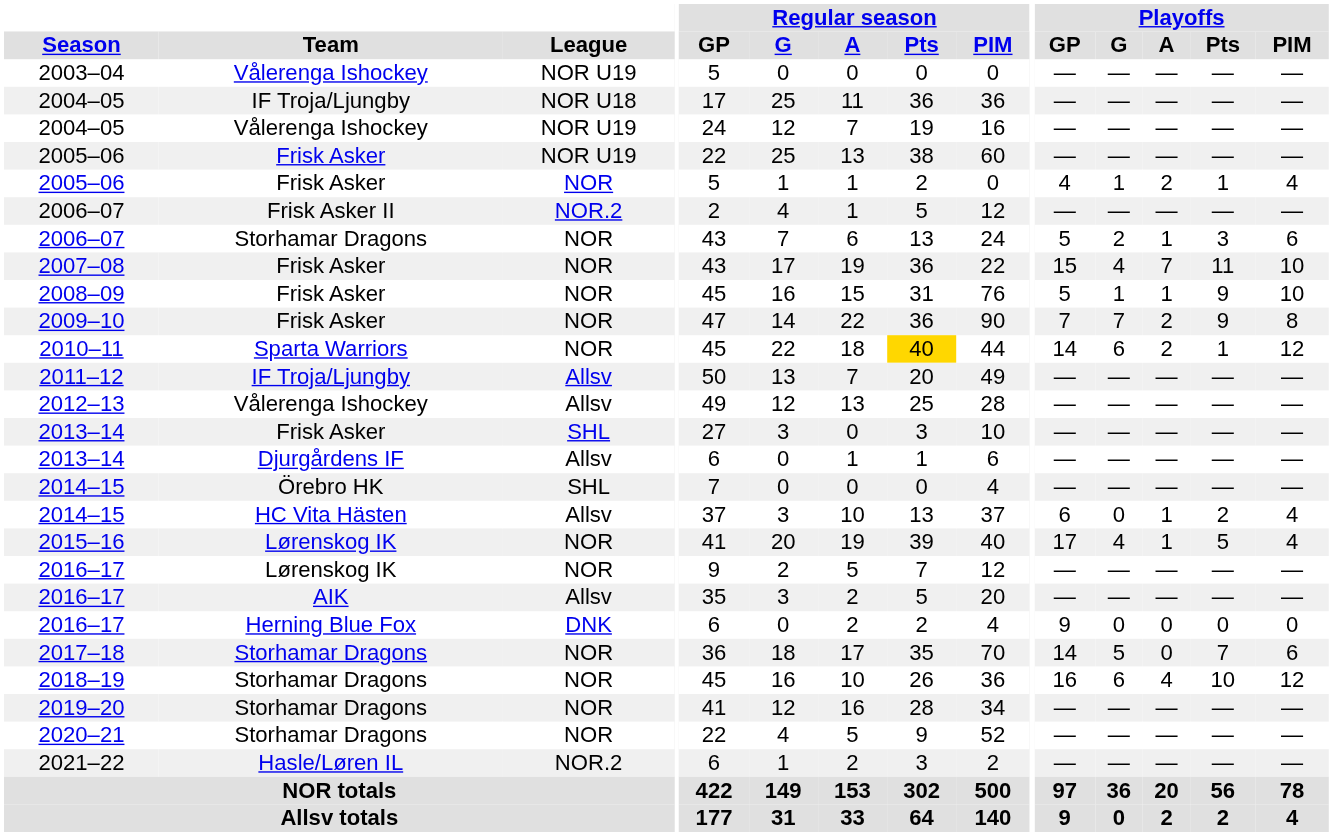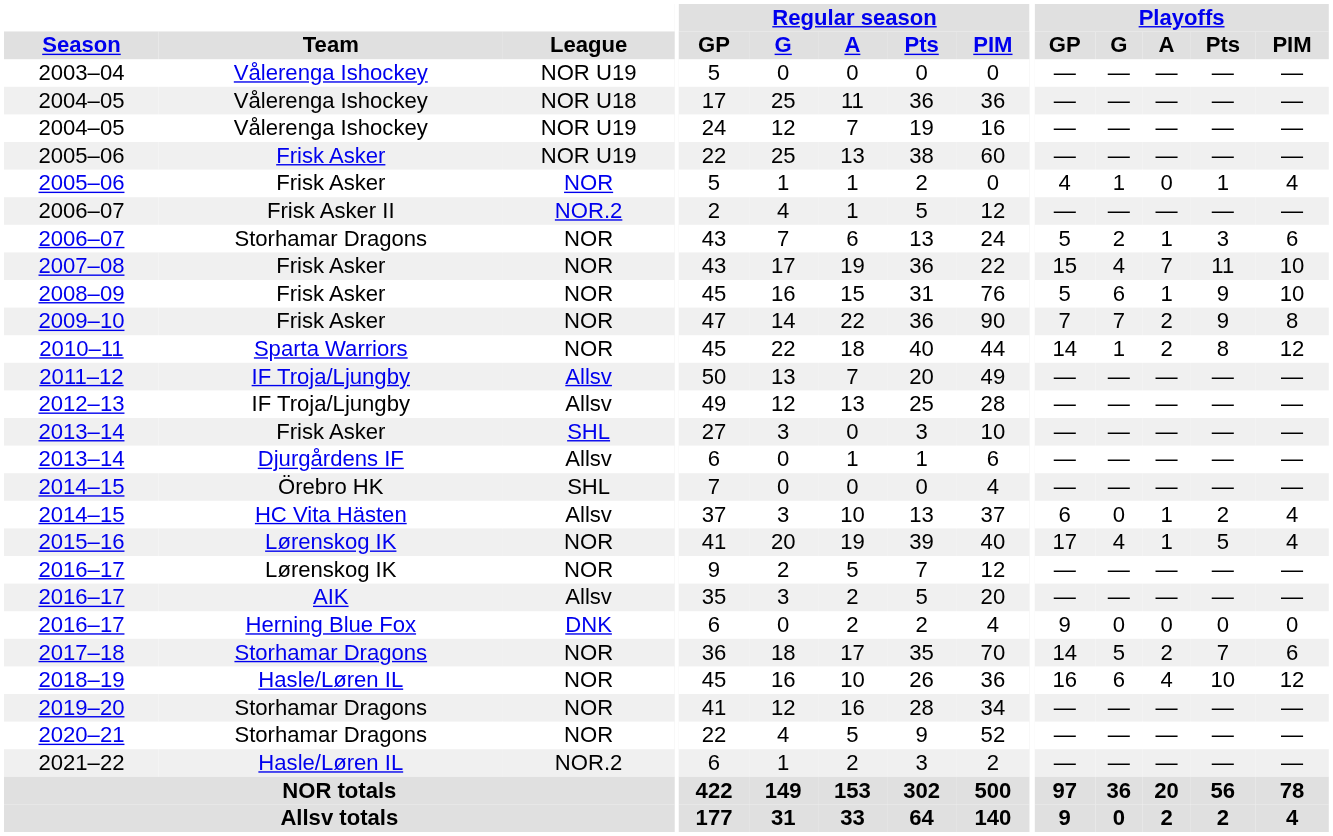(331, 100) IF Troja/Ljungby -> (331, 100) Vålerenga Ishockey
(1167, 183) 2 -> (1167, 183) 0
(1119, 293) 1 -> (1119, 293) 6
(922, 348) gold background -> (922, 348) no background
(1119, 348) 6 -> (1119, 348) 1
(1223, 348) 1 -> (1223, 348) 8
(331, 404) Vålerenga Ishockey -> (331, 404) IF Troja/Ljungby
(1167, 652) 0 -> (1167, 652) 2
(331, 680) Storhamar Dragons -> (331, 680) Hasle/Løren IL
